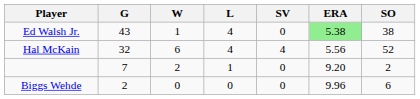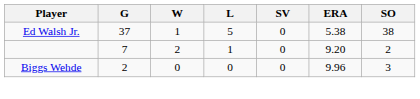(124, 31) 43 -> (124, 31) 37
(230, 31) 4 -> (230, 31) 5
(335, 31) lightgreen background -> (335, 31) no background
- row: (51, 49)
(388, 85) 6 -> (388, 67) 3
